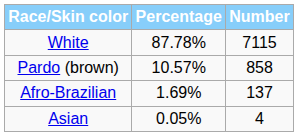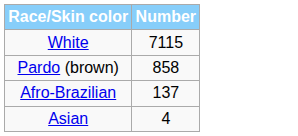- column: (179, 17)
